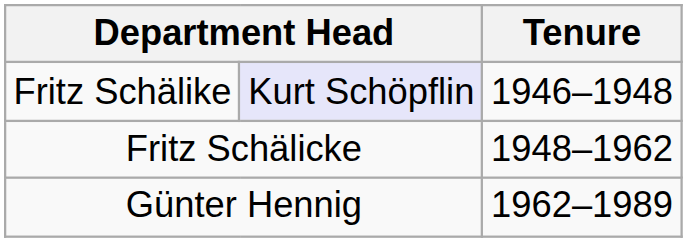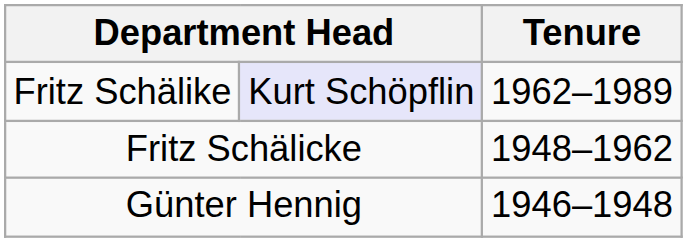(582, 90) 1946–1948 -> (582, 90) 1962–1989
(582, 206) 1962–1989 -> (582, 206) 1946–1948
